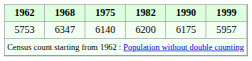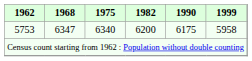(105, 30) 6140 -> (105, 30) 6340
(226, 30) 5957 -> (226, 30) 5958
